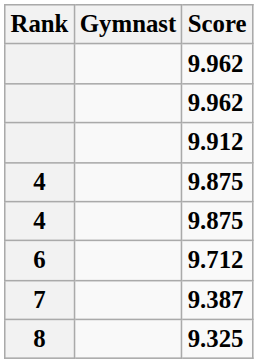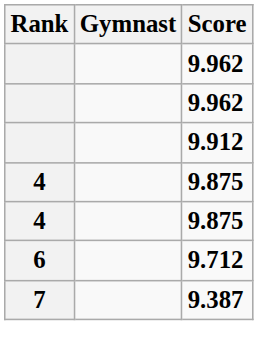- row: (39, 338)
